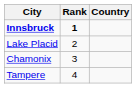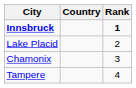columns swapped: (110, 12) <-> (75, 12)
